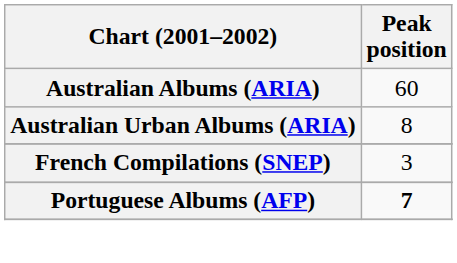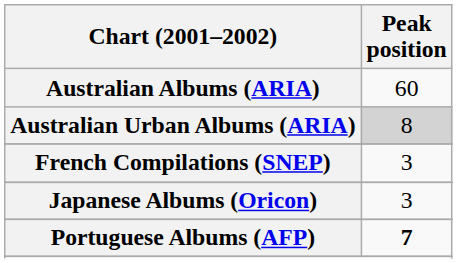(407, 125) no background -> (407, 125) lightgrey background
+ row: (183, 200)
